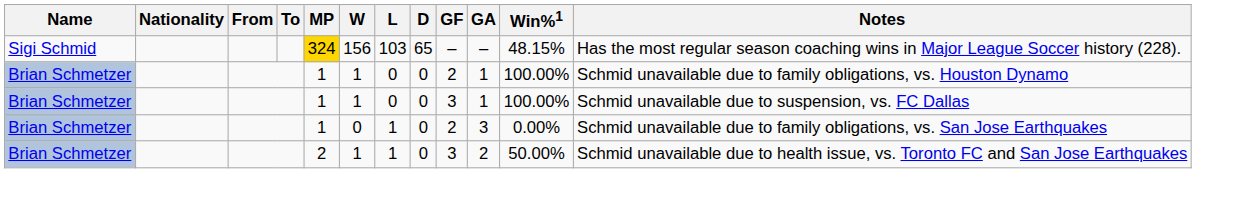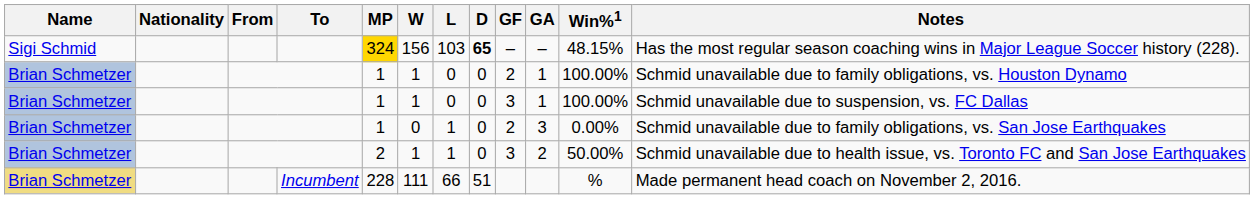(423, 48) normal -> (482, 48) bold
+ row: (70, 180)
